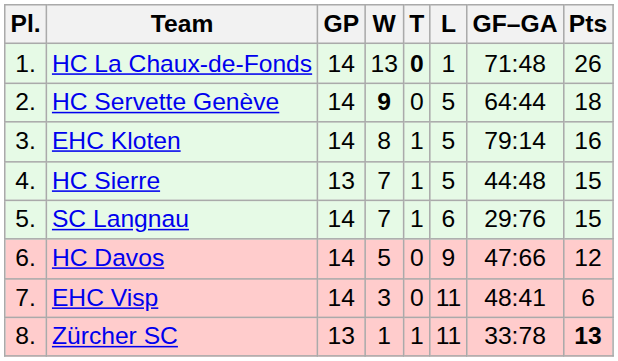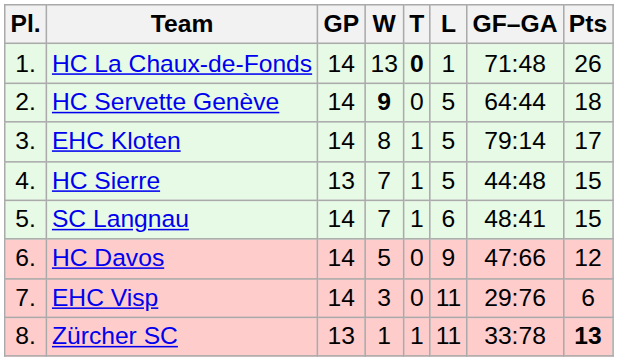(588, 141) 16 -> (588, 141) 17
(515, 219) 29:76 -> (515, 219) 48:41
(515, 297) 48:41 -> (515, 297) 29:76
